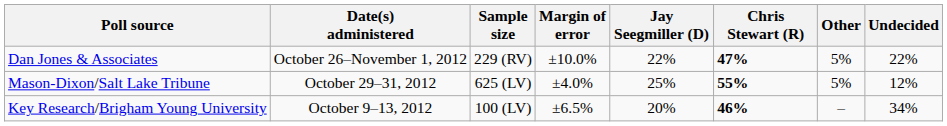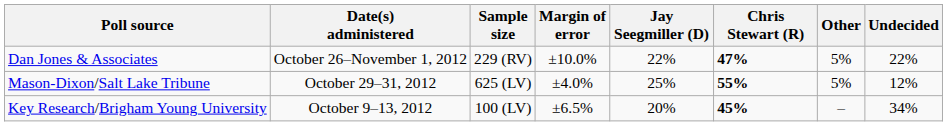(733, 108) 46% -> (733, 108) 45%
